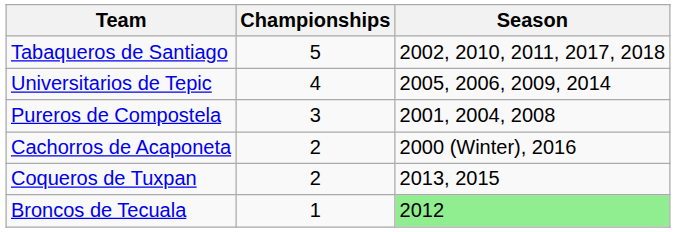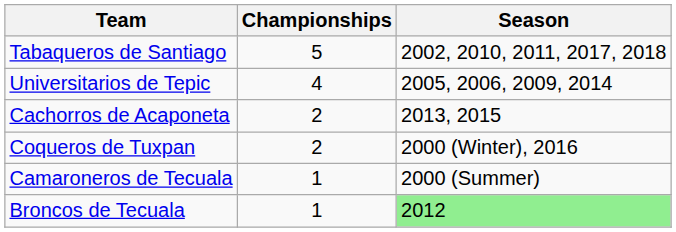- row: (116, 115)
(488, 147) 2000 (Winter), 2016 -> (451, 115) 2013, 2015
(450, 178) 2013, 2015 -> (489, 147) 2000 (Winter), 2016
+ row: (121, 178)
